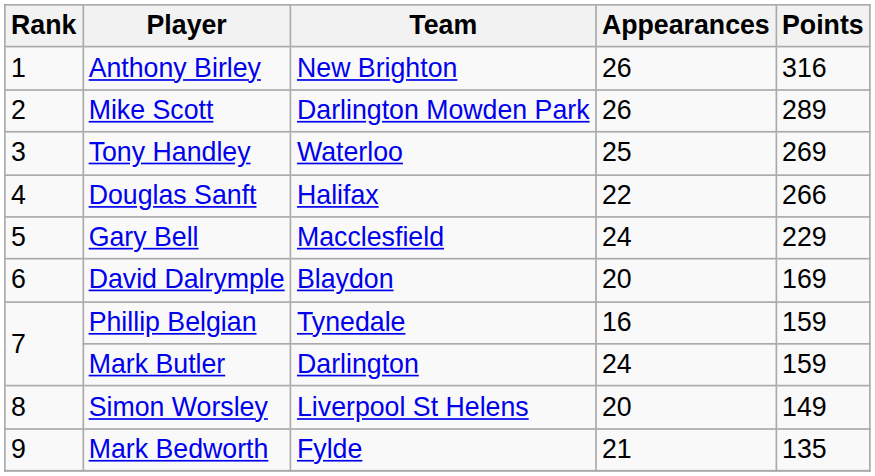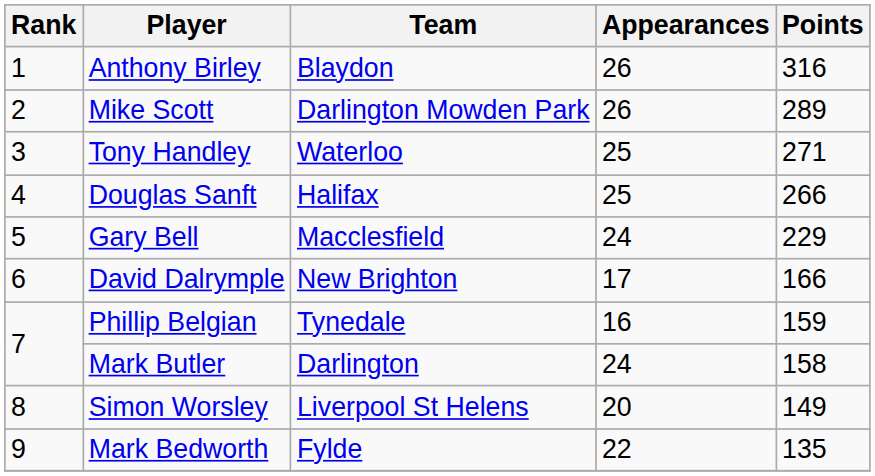(377, 68) New Brighton -> (345, 68) Blaydon
(804, 152) 269 -> (804, 152) 271
(617, 195) 22 -> (617, 195) 25
(345, 279) Blaydon -> (377, 279) New Brighton
(617, 279) 20 -> (617, 279) 17
(804, 279) 169 -> (804, 279) 166
(804, 364) 159 -> (804, 364) 158
(617, 449) 21 -> (617, 449) 22
